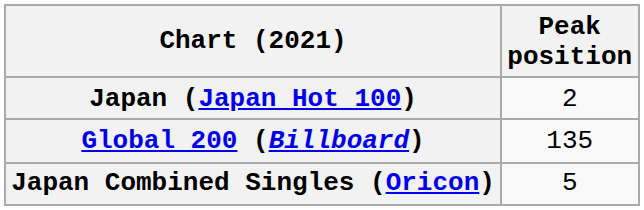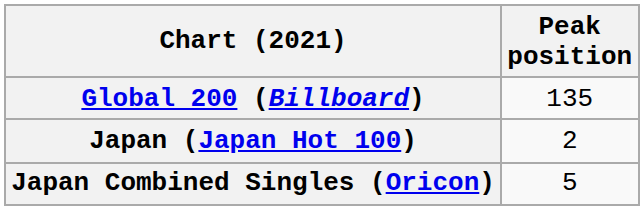rows swapped: (253, 141) <-> (253, 99)
